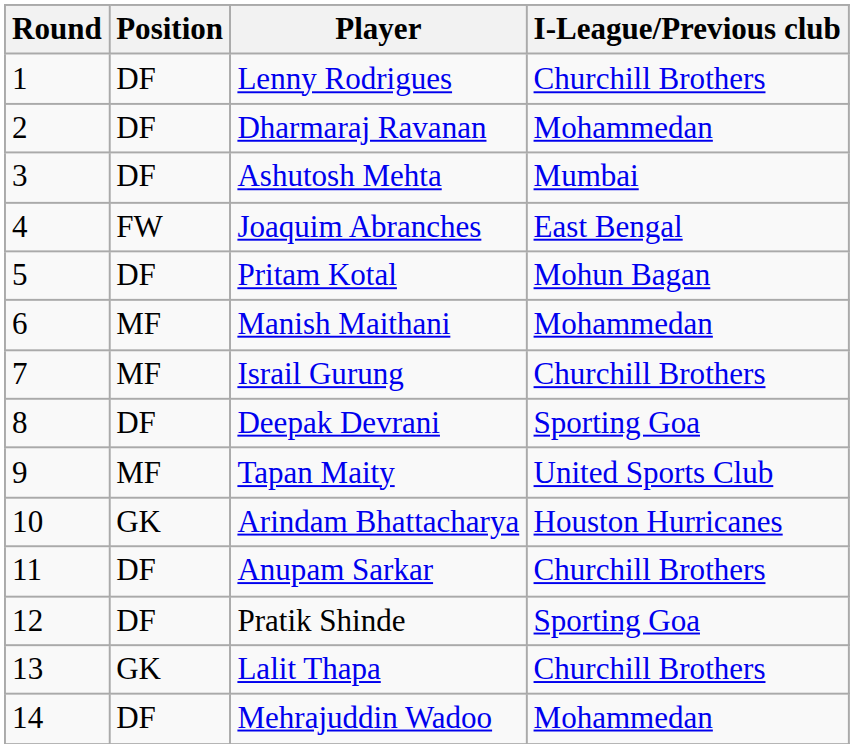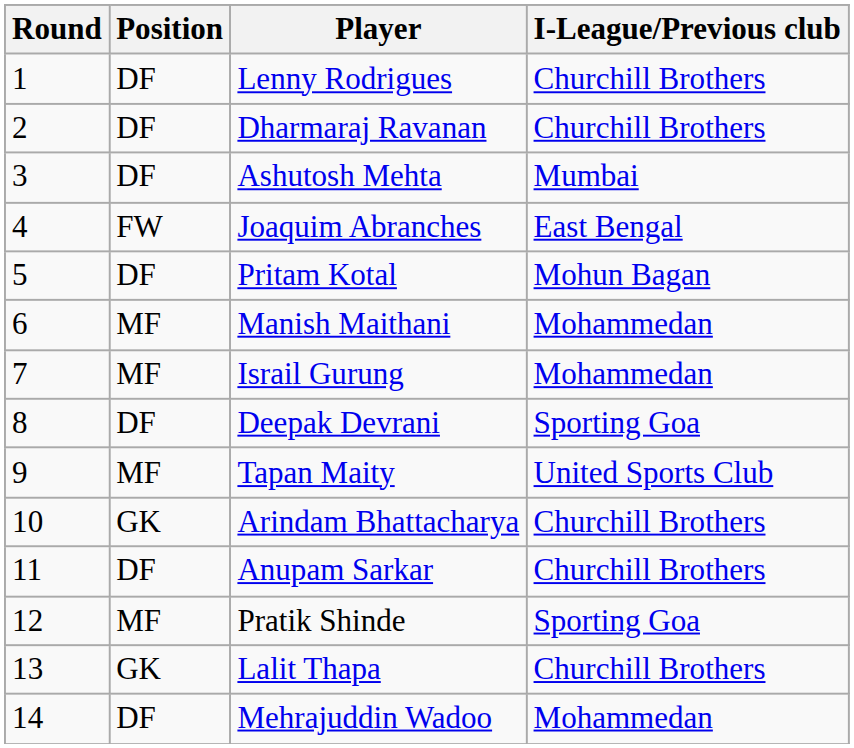(623, 127) Mohammedan -> (650, 127) Churchill Brothers
(650, 373) Churchill Brothers -> (623, 373) Mohammedan
(658, 521) Houston Hurricanes -> (650, 521) Churchill Brothers
(136, 619) DF -> (139, 619) MF
